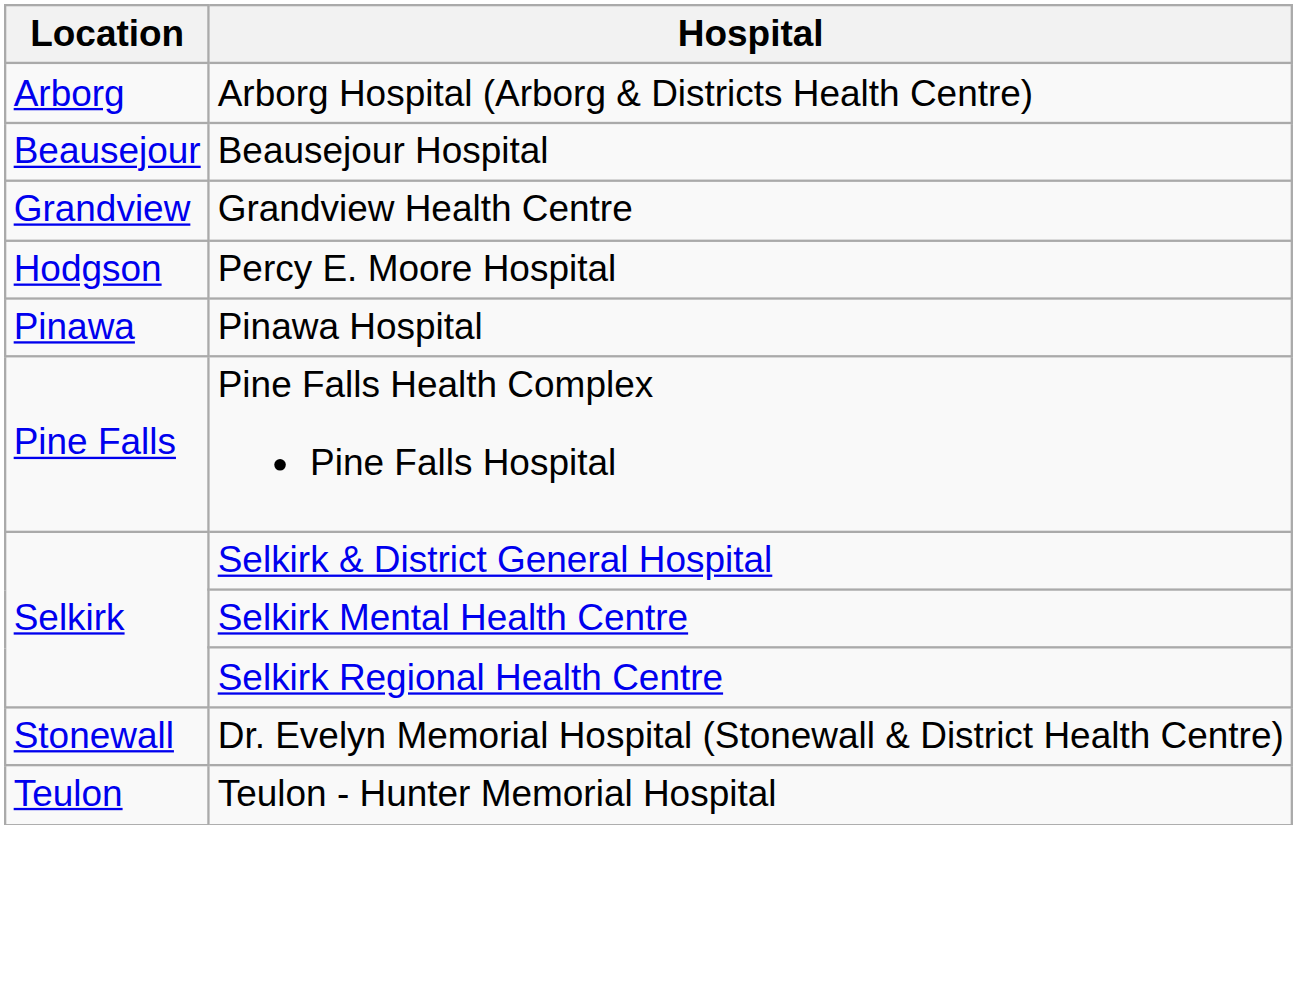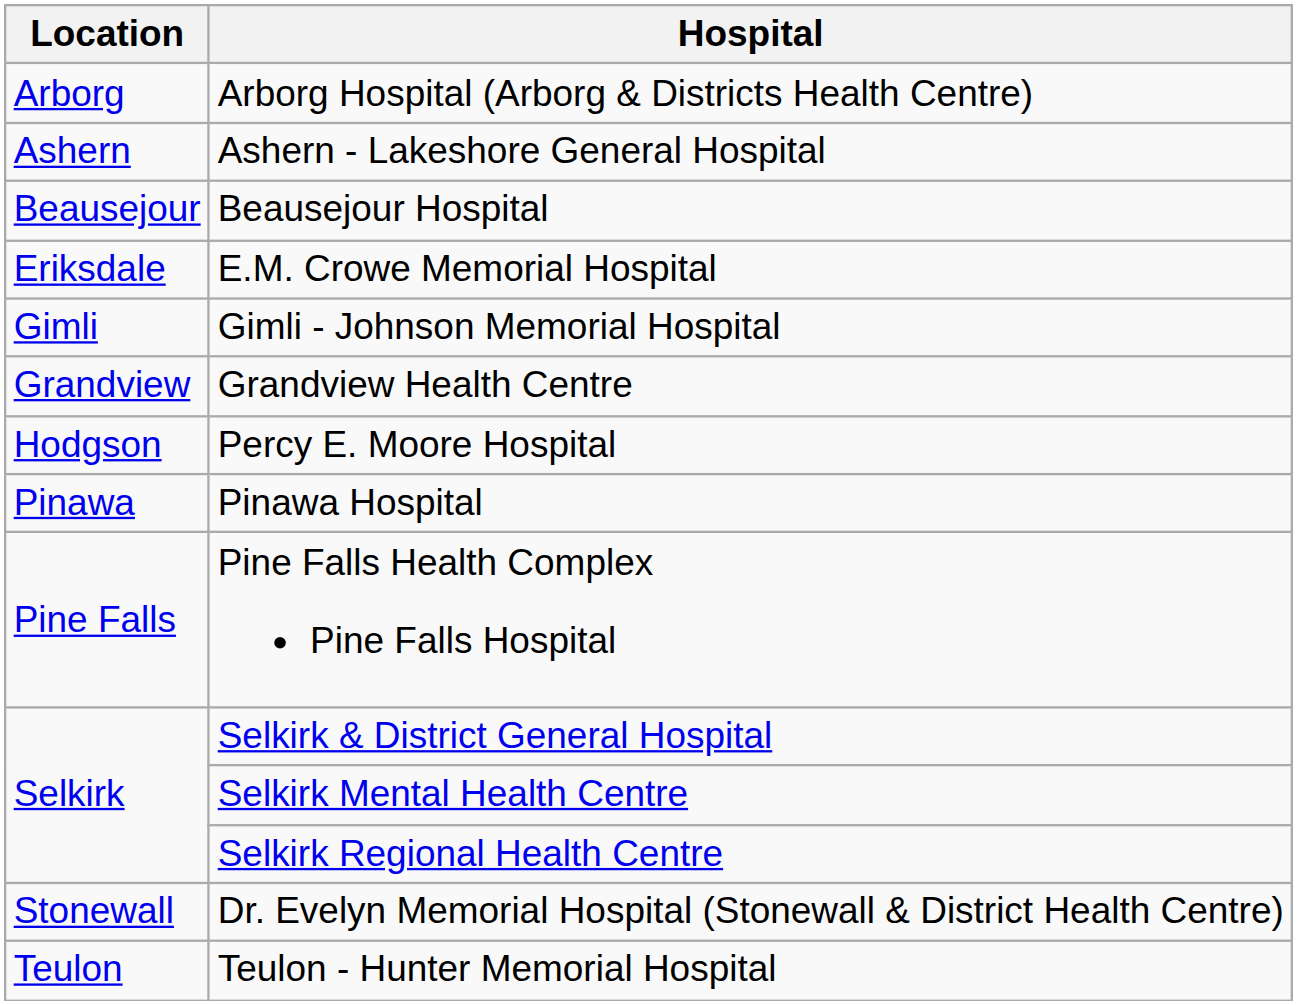+ row: (522, 151)
+ row: (467, 268)
+ row: (499, 326)
